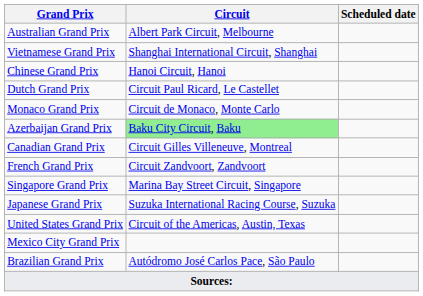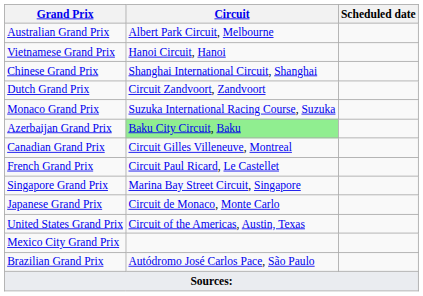(223, 51) Shanghai International Circuit, Shanghai -> (177, 51) Hanoi Circuit, Hanoi
(177, 70) Hanoi Circuit, Hanoi -> (223, 70) Shanghai International Circuit, Shanghai
(204, 89) Circuit Paul Ricard, Le Castellet -> (197, 89) Circuit Zandvoort, Zandvoort
(204, 108) Circuit de Monaco, Monte Carlo -> (232, 108) Suzuka International Racing Course, Suzuka
(197, 166) Circuit Zandvoort, Zandvoort -> (204, 166) Circuit Paul Ricard, Le Castellet
(232, 204) Suzuka International Racing Course, Suzuka -> (204, 204) Circuit de Monaco, Monte Carlo
